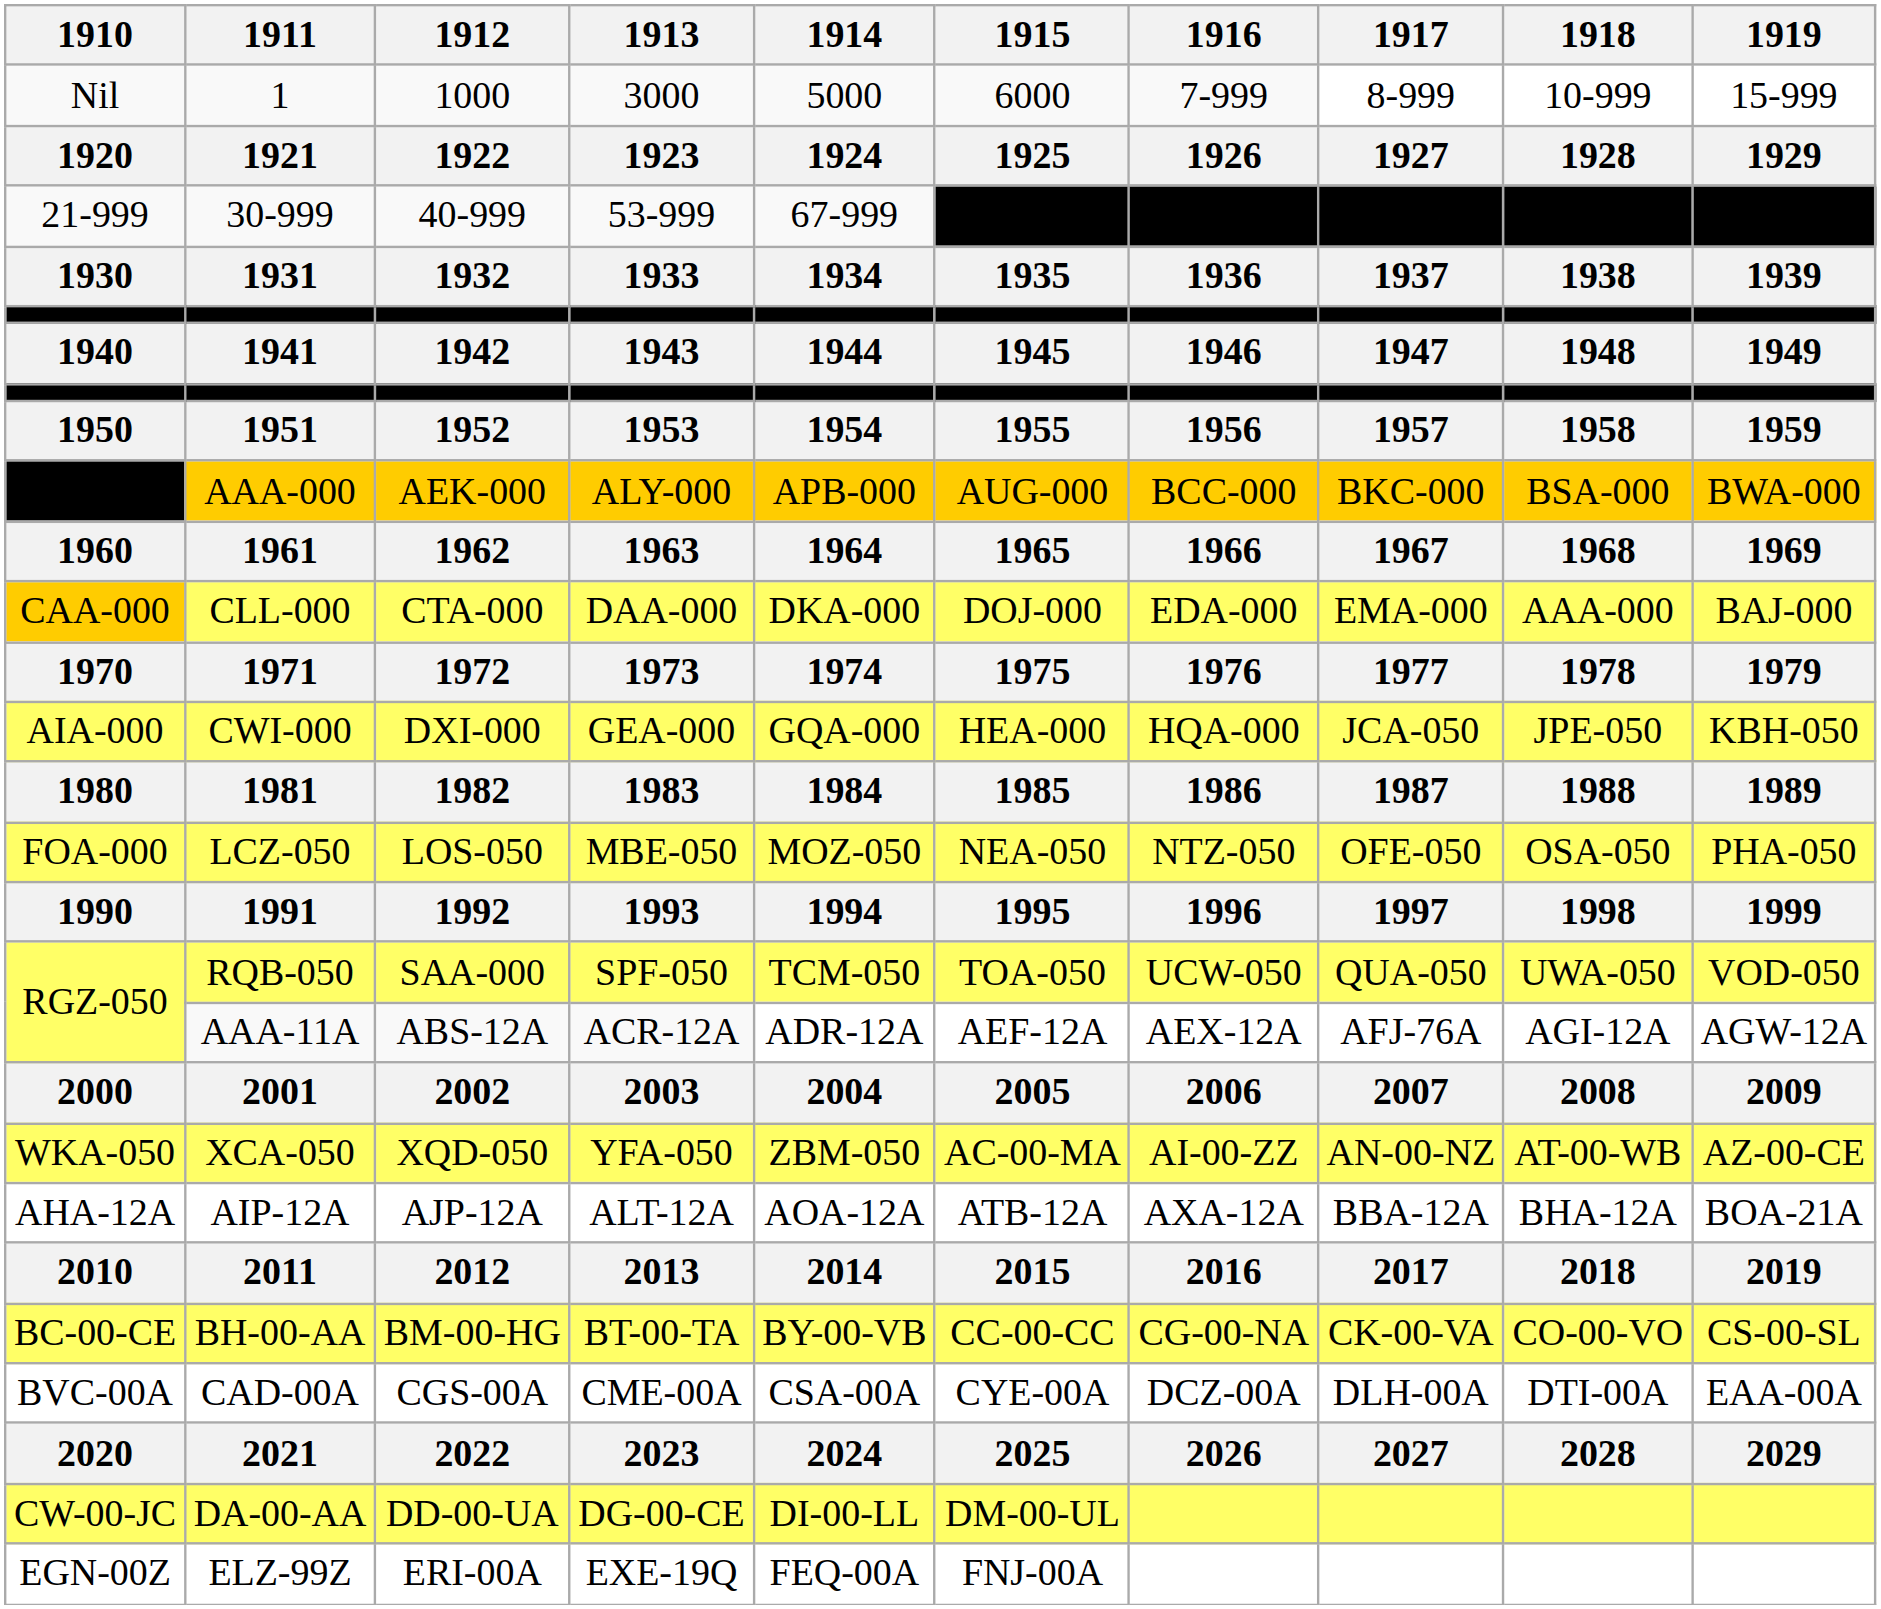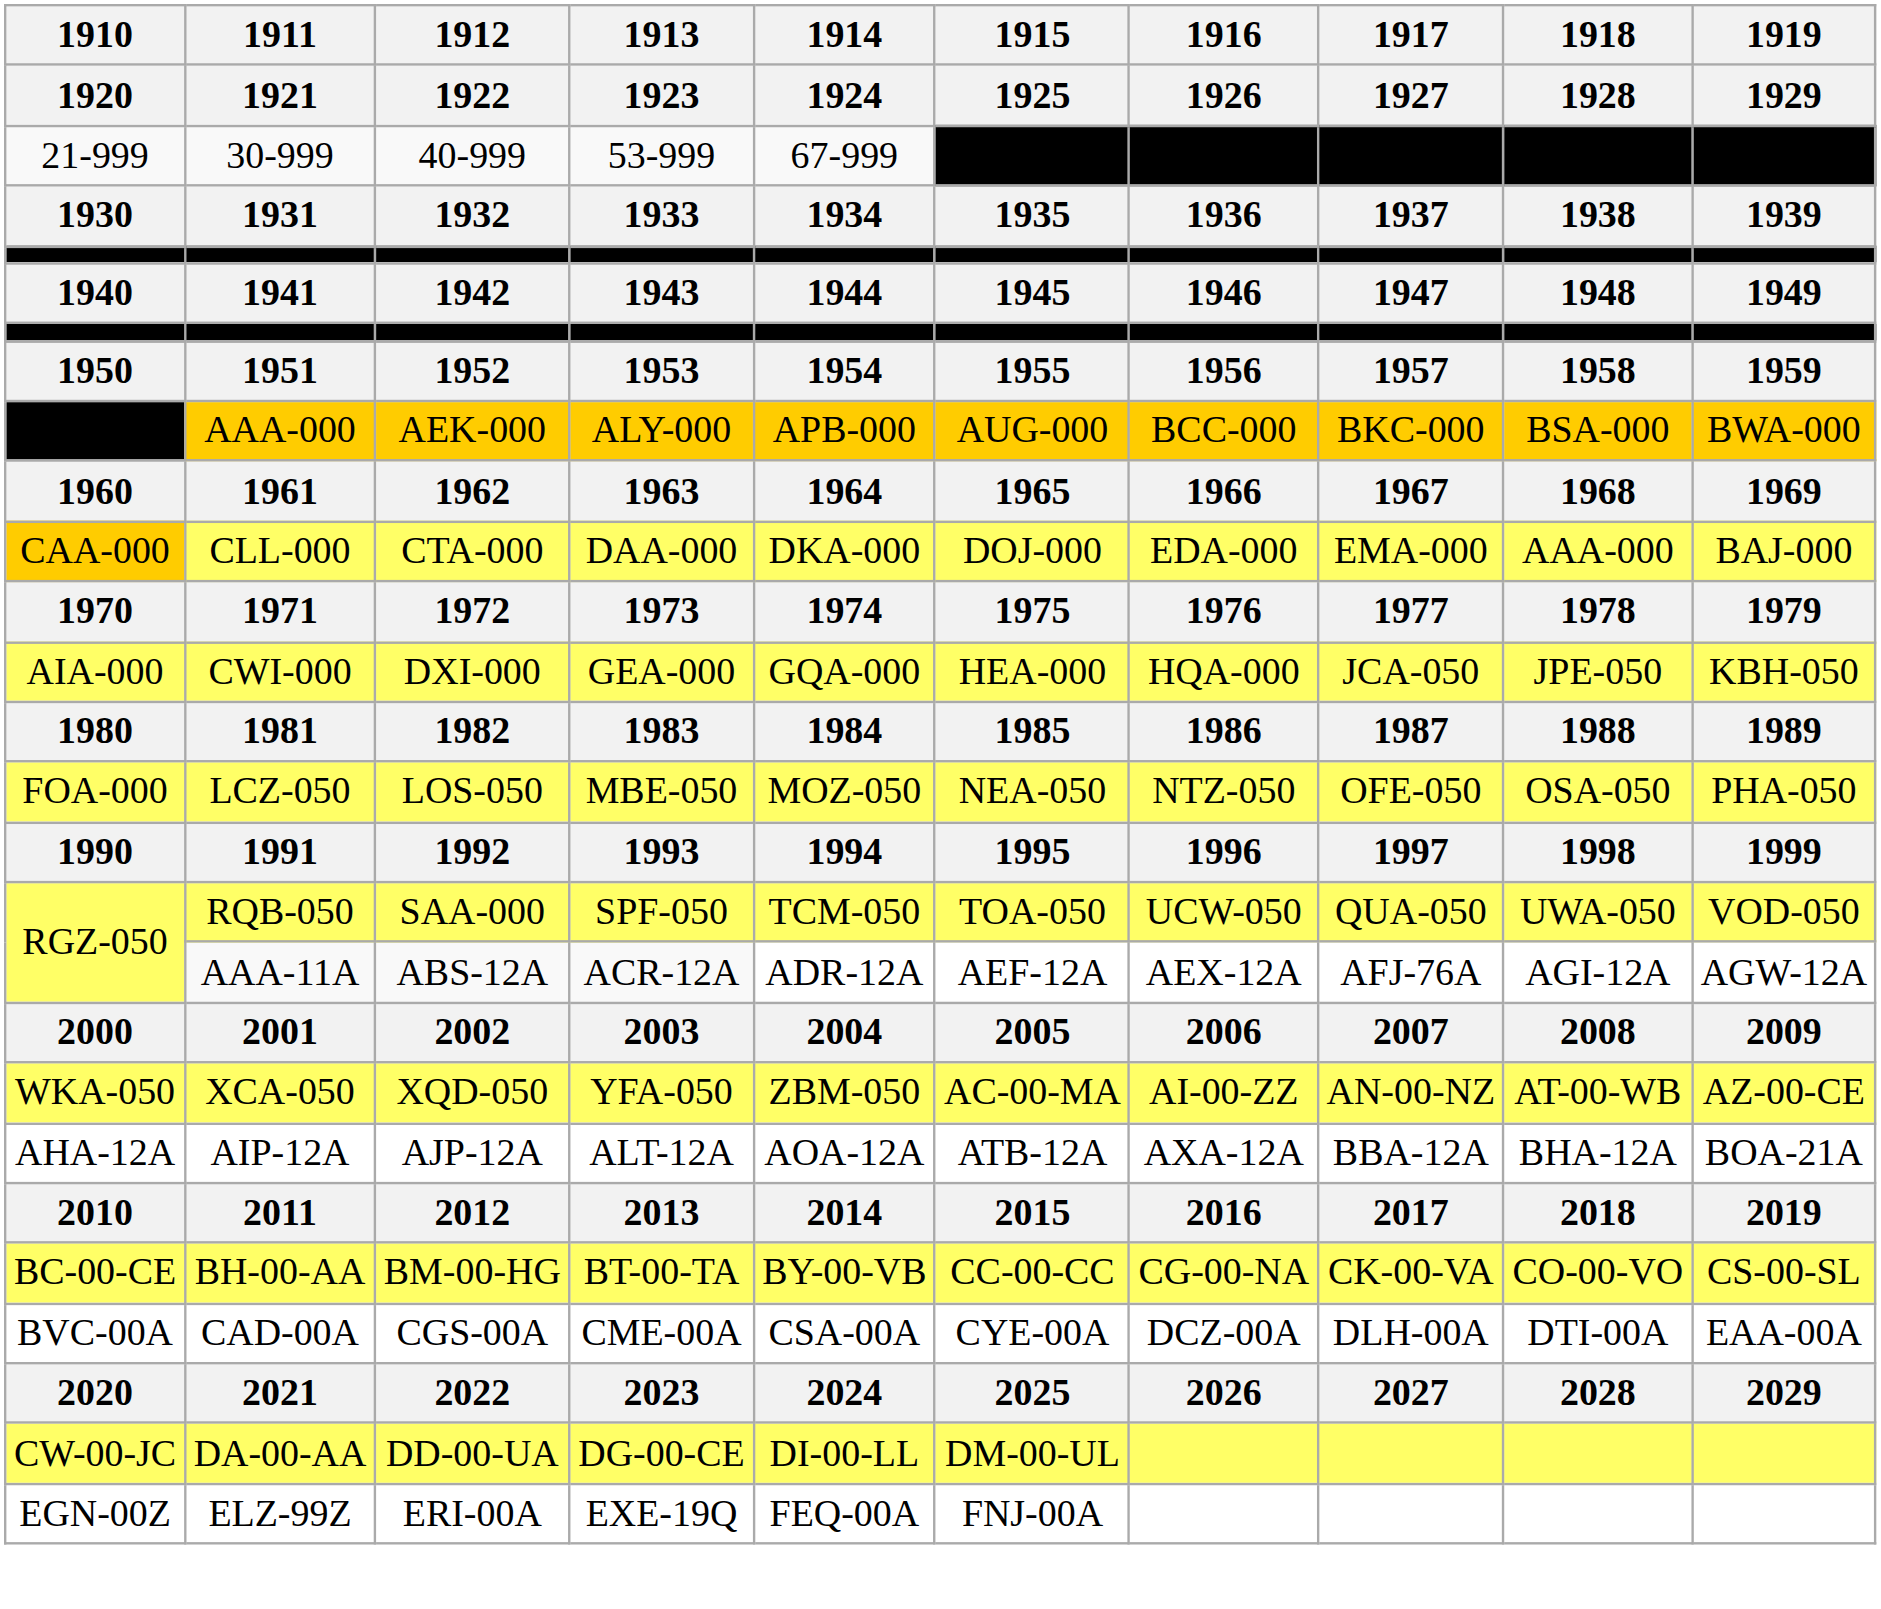- row: (280, 94)
